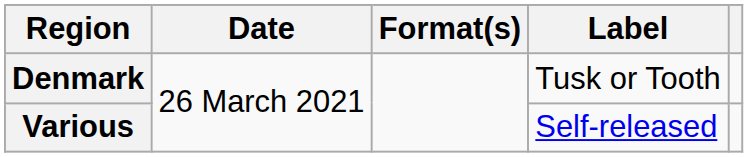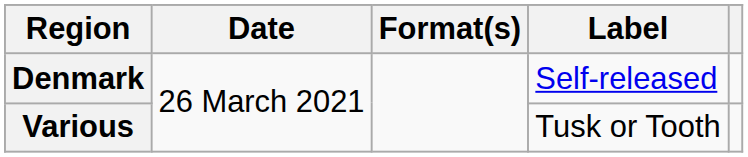(628, 77) Tusk or Tooth -> (626, 77) Self-released
(626, 126) Self-released -> (628, 126) Tusk or Tooth
